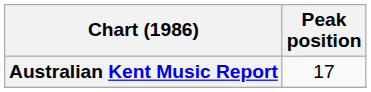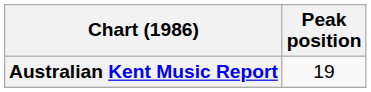(324, 71) 17 -> (324, 71) 19
